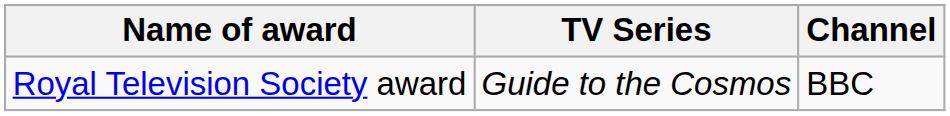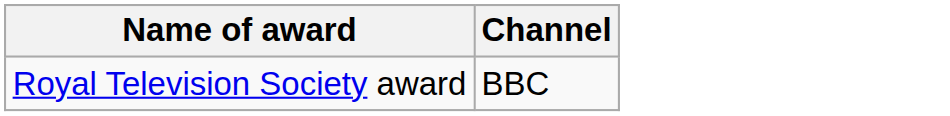- column: (636, 30)
